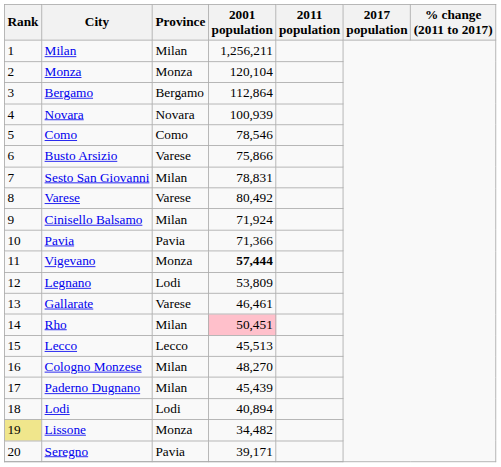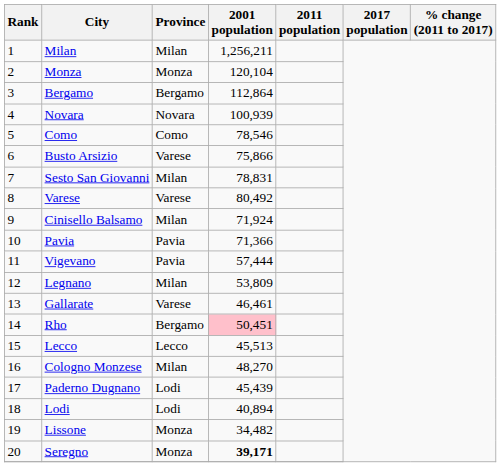(174, 261) Monza -> (170, 261) Pavia
(255, 261) bold -> (255, 261) normal
(168, 282) Lodi -> (171, 282) Milan
(171, 324) Milan -> (180, 324) Bergamo
(171, 388) Milan -> (168, 388) Lodi
(14, 430) khaki background -> (14, 430) no background
(170, 451) Pavia -> (174, 451) Monza
(255, 451) normal -> (255, 451) bold
